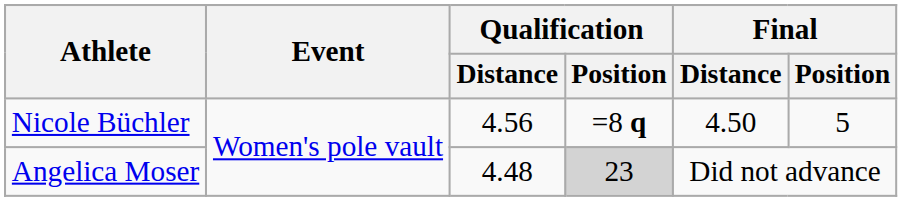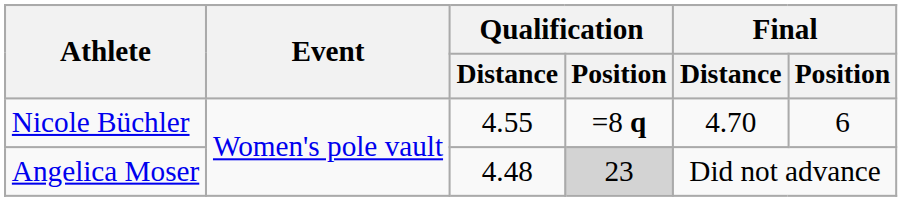(507, 122) 4.56 -> (507, 122) 4.55
(731, 122) 4.50 -> (731, 122) 4.70
(842, 122) 5 -> (842, 122) 6
